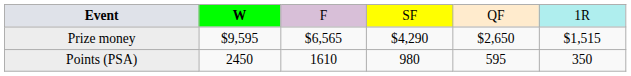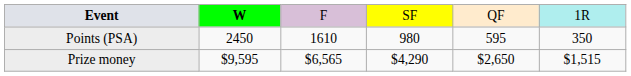rows swapped: (102, 60) <-> (102, 38)
